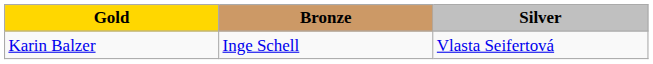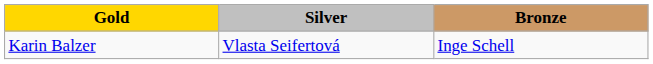columns swapped: (540, 17) <-> (326, 17)
